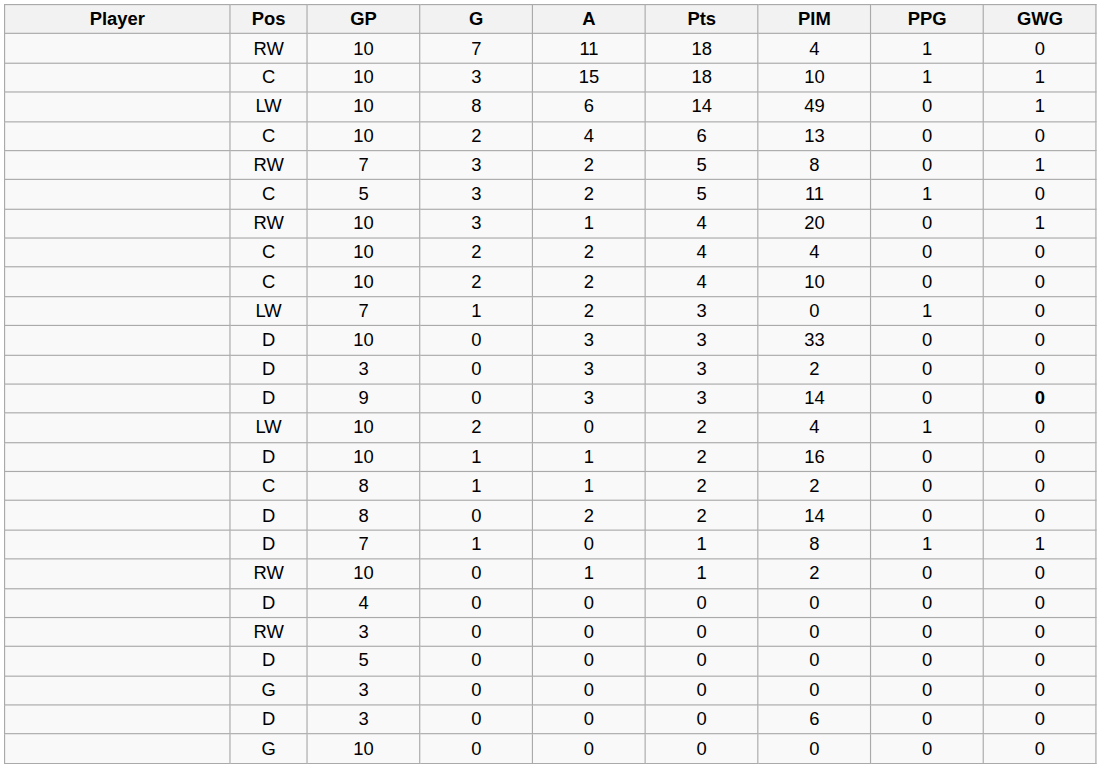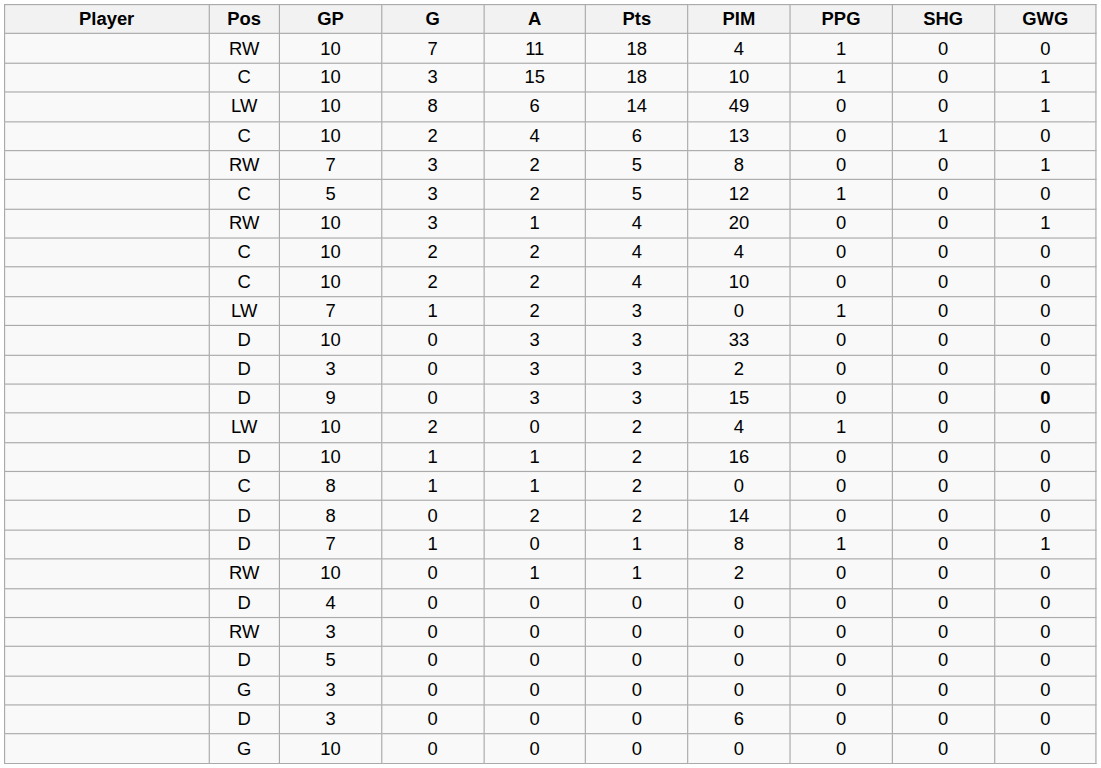+ column: (943, 19)
(814, 194) 11 -> (739, 194) 12
(814, 398) 14 -> (739, 398) 15
(814, 485) 2 -> (739, 485) 0
